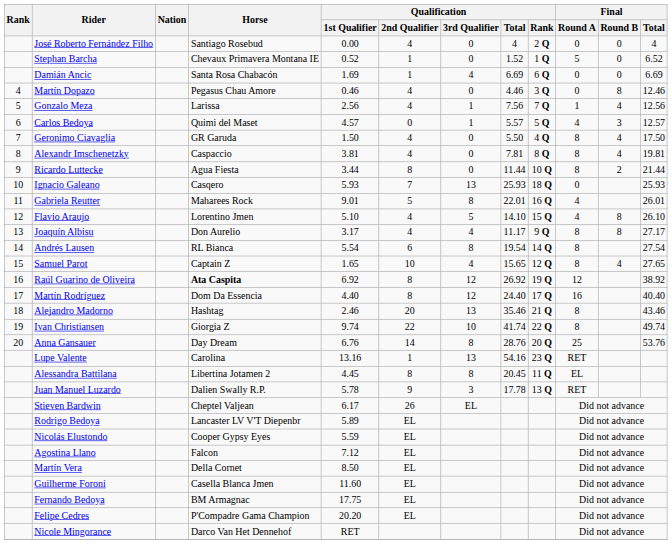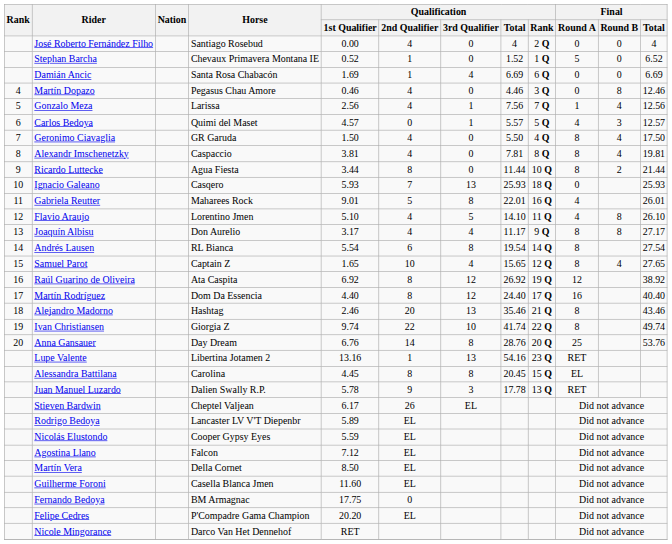(542, 216) 15 Q -> (542, 216) 11 Q
(216, 279) bold -> (214, 279) normal
(208, 358) Carolina -> (231, 358) Libertina Jotamen 2
(231, 374) Libertina Jotamen 2 -> (208, 374) Carolina
(542, 374) 11 Q -> (542, 374) 15 Q
(410, 500) EL -> (410, 500) 0
